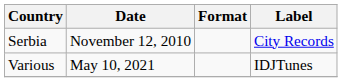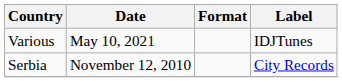rows swapped: (27, 40) <-> (31, 64)
